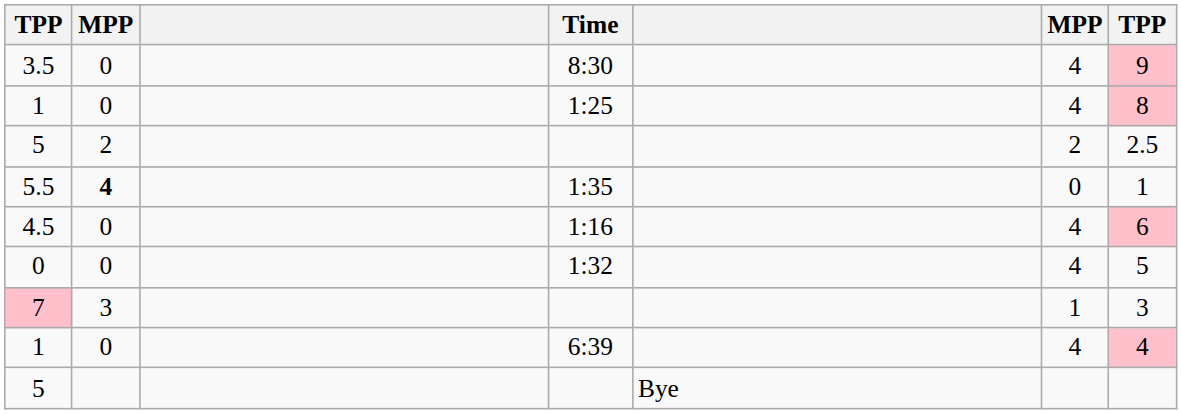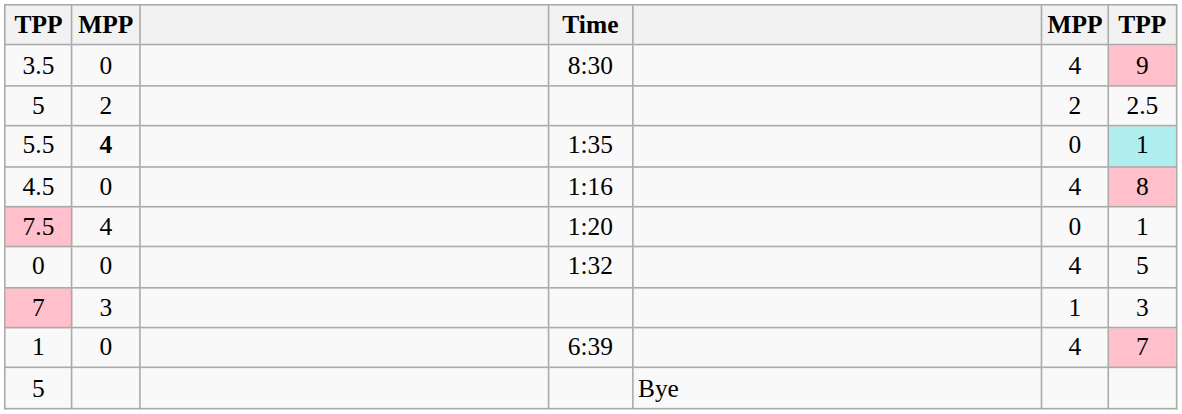- row: (38, 105)
(1142, 186) no background -> (1142, 145) paleturquoise background
(1142, 226) 6 -> (1142, 186) 8
+ row: (38, 226)
(1142, 347) 4 -> (1142, 347) 7
